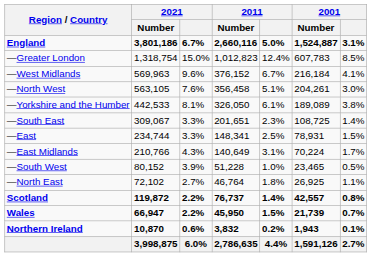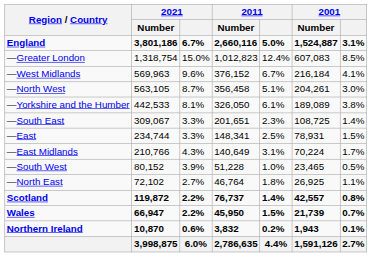(312, 58) 607,783 -> (312, 58) 607,083
(193, 89) 7.6% -> (193, 89) 8.7%
